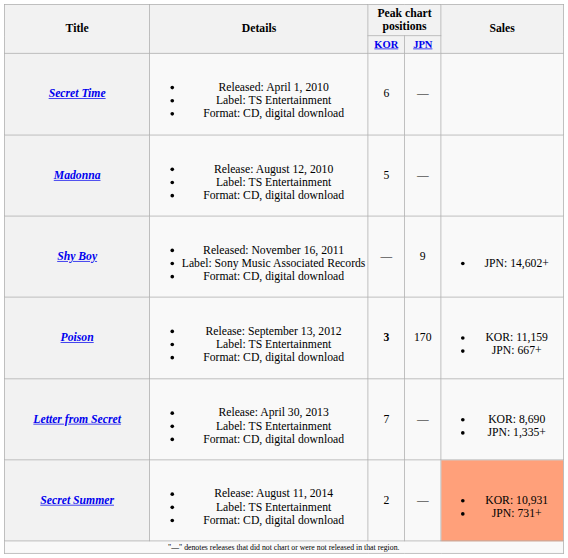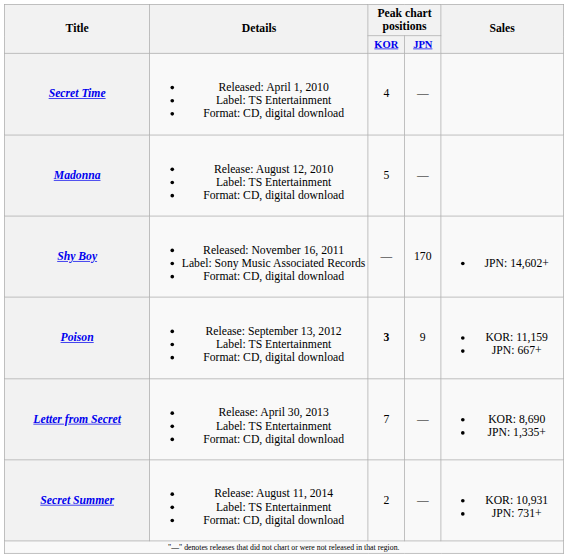(386, 94) 6 -> (386, 94) 4
(423, 256) 9 -> (423, 256) 170
(423, 338) 170 -> (423, 338) 9
(502, 507) lightsalmon background -> (502, 507) no background
